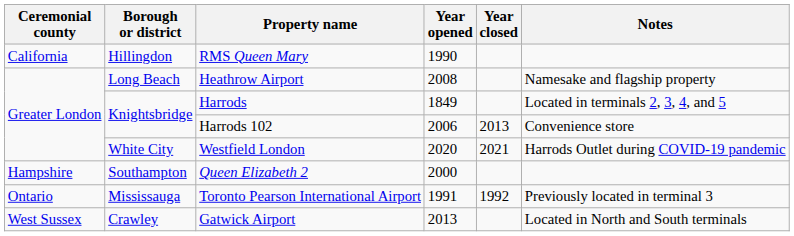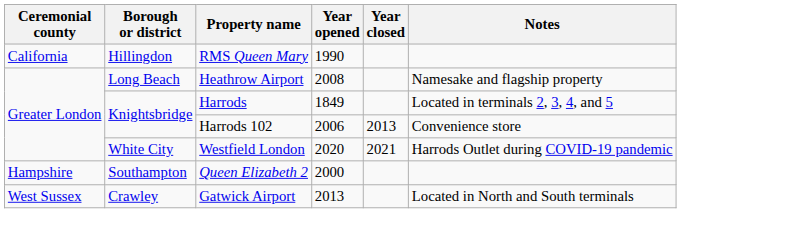- row: (310, 196)
